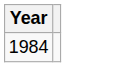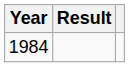+ column: (84, 18)
